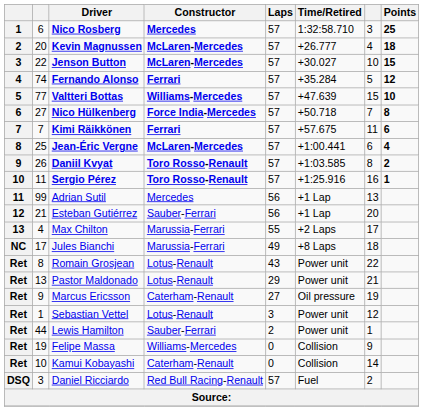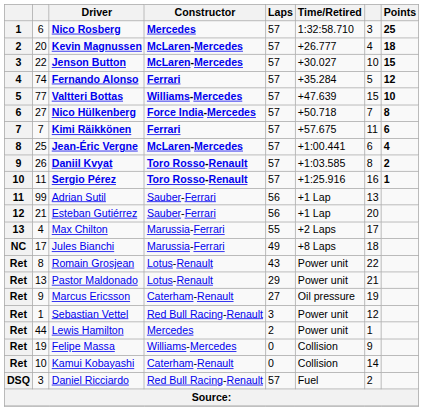(170, 196) Mercedes -> (181, 196) Sauber-Ferrari
(180, 313) Lotus-Renault -> (205, 313) Red Bull Racing-Renault
(181, 330) Sauber-Ferrari -> (170, 330) Mercedes
